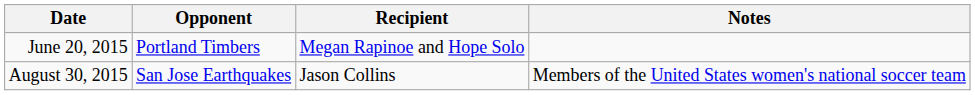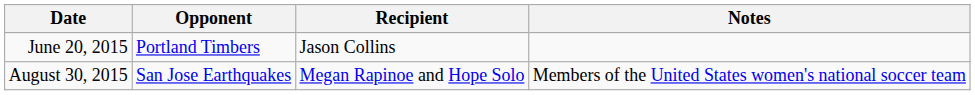(412, 47) Megan Rapinoe and Hope Solo -> (348, 47) Jason Collins
(348, 75) Jason Collins -> (412, 75) Megan Rapinoe and Hope Solo
